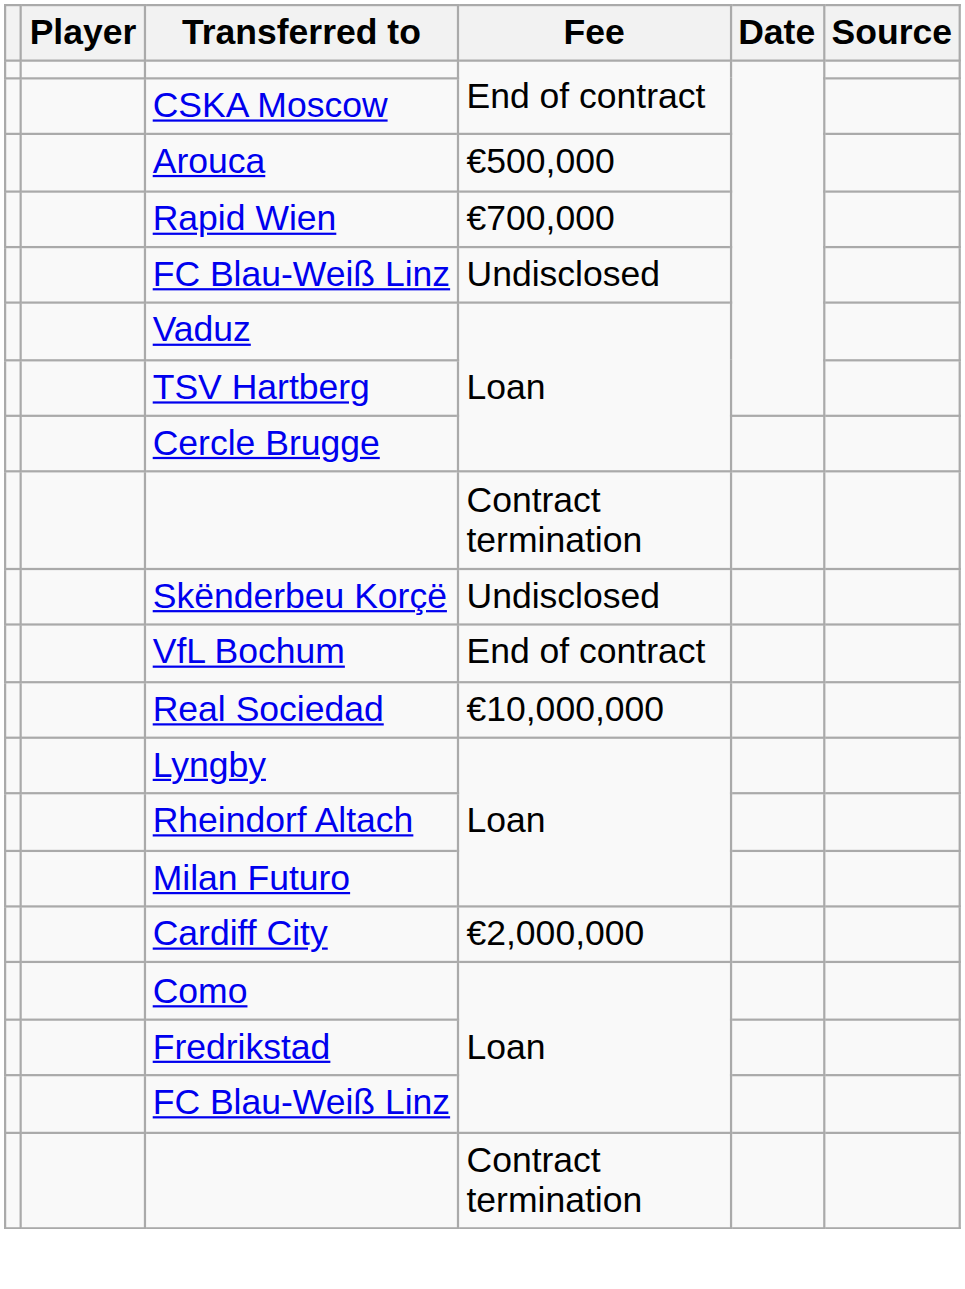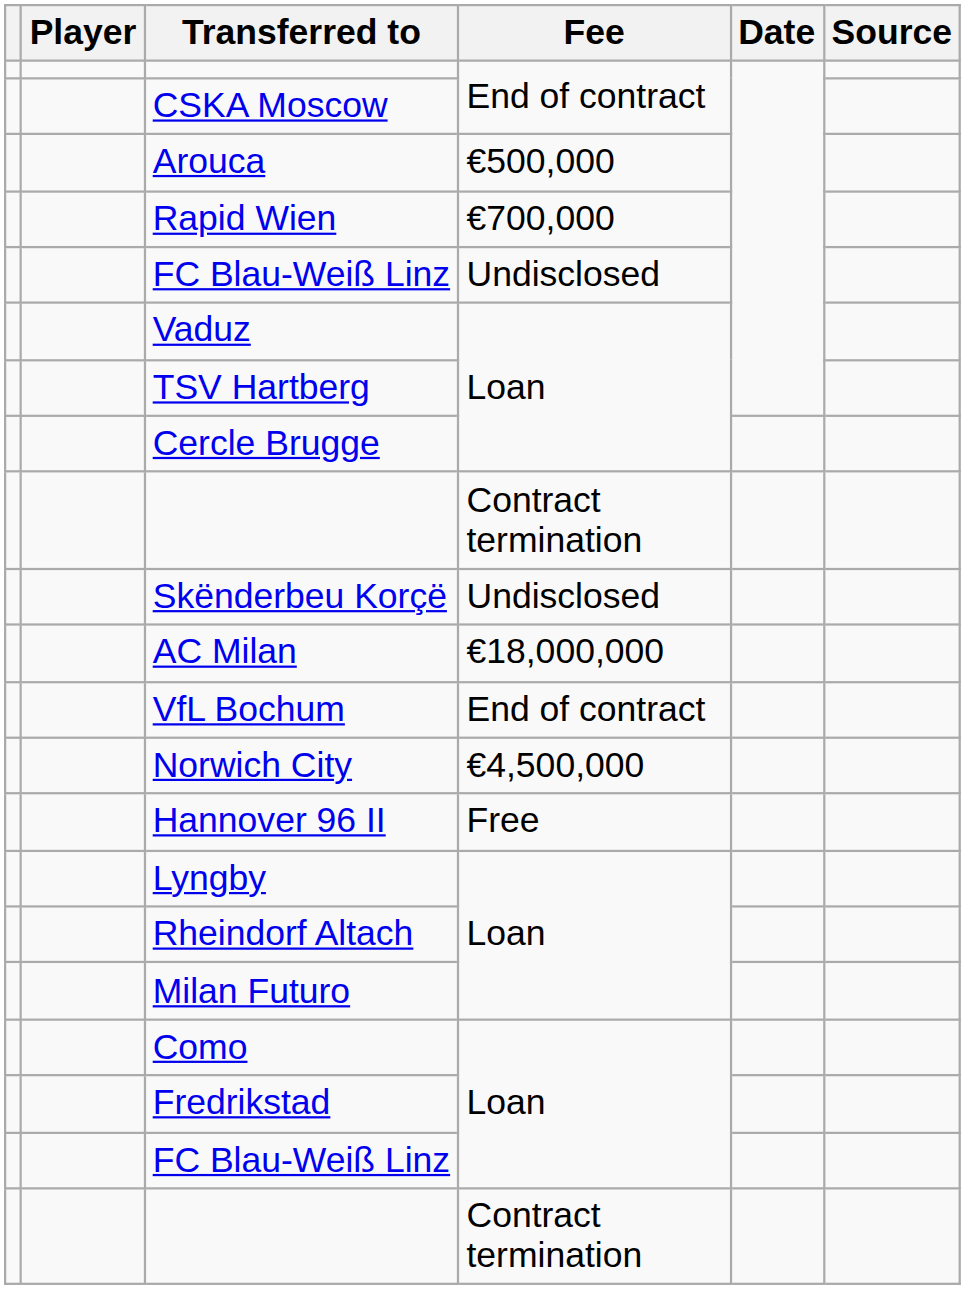+ row: (225, 652)
- row: (268, 708)
+ row: (252, 764)
+ row: (269, 821)
- row: (240, 933)
